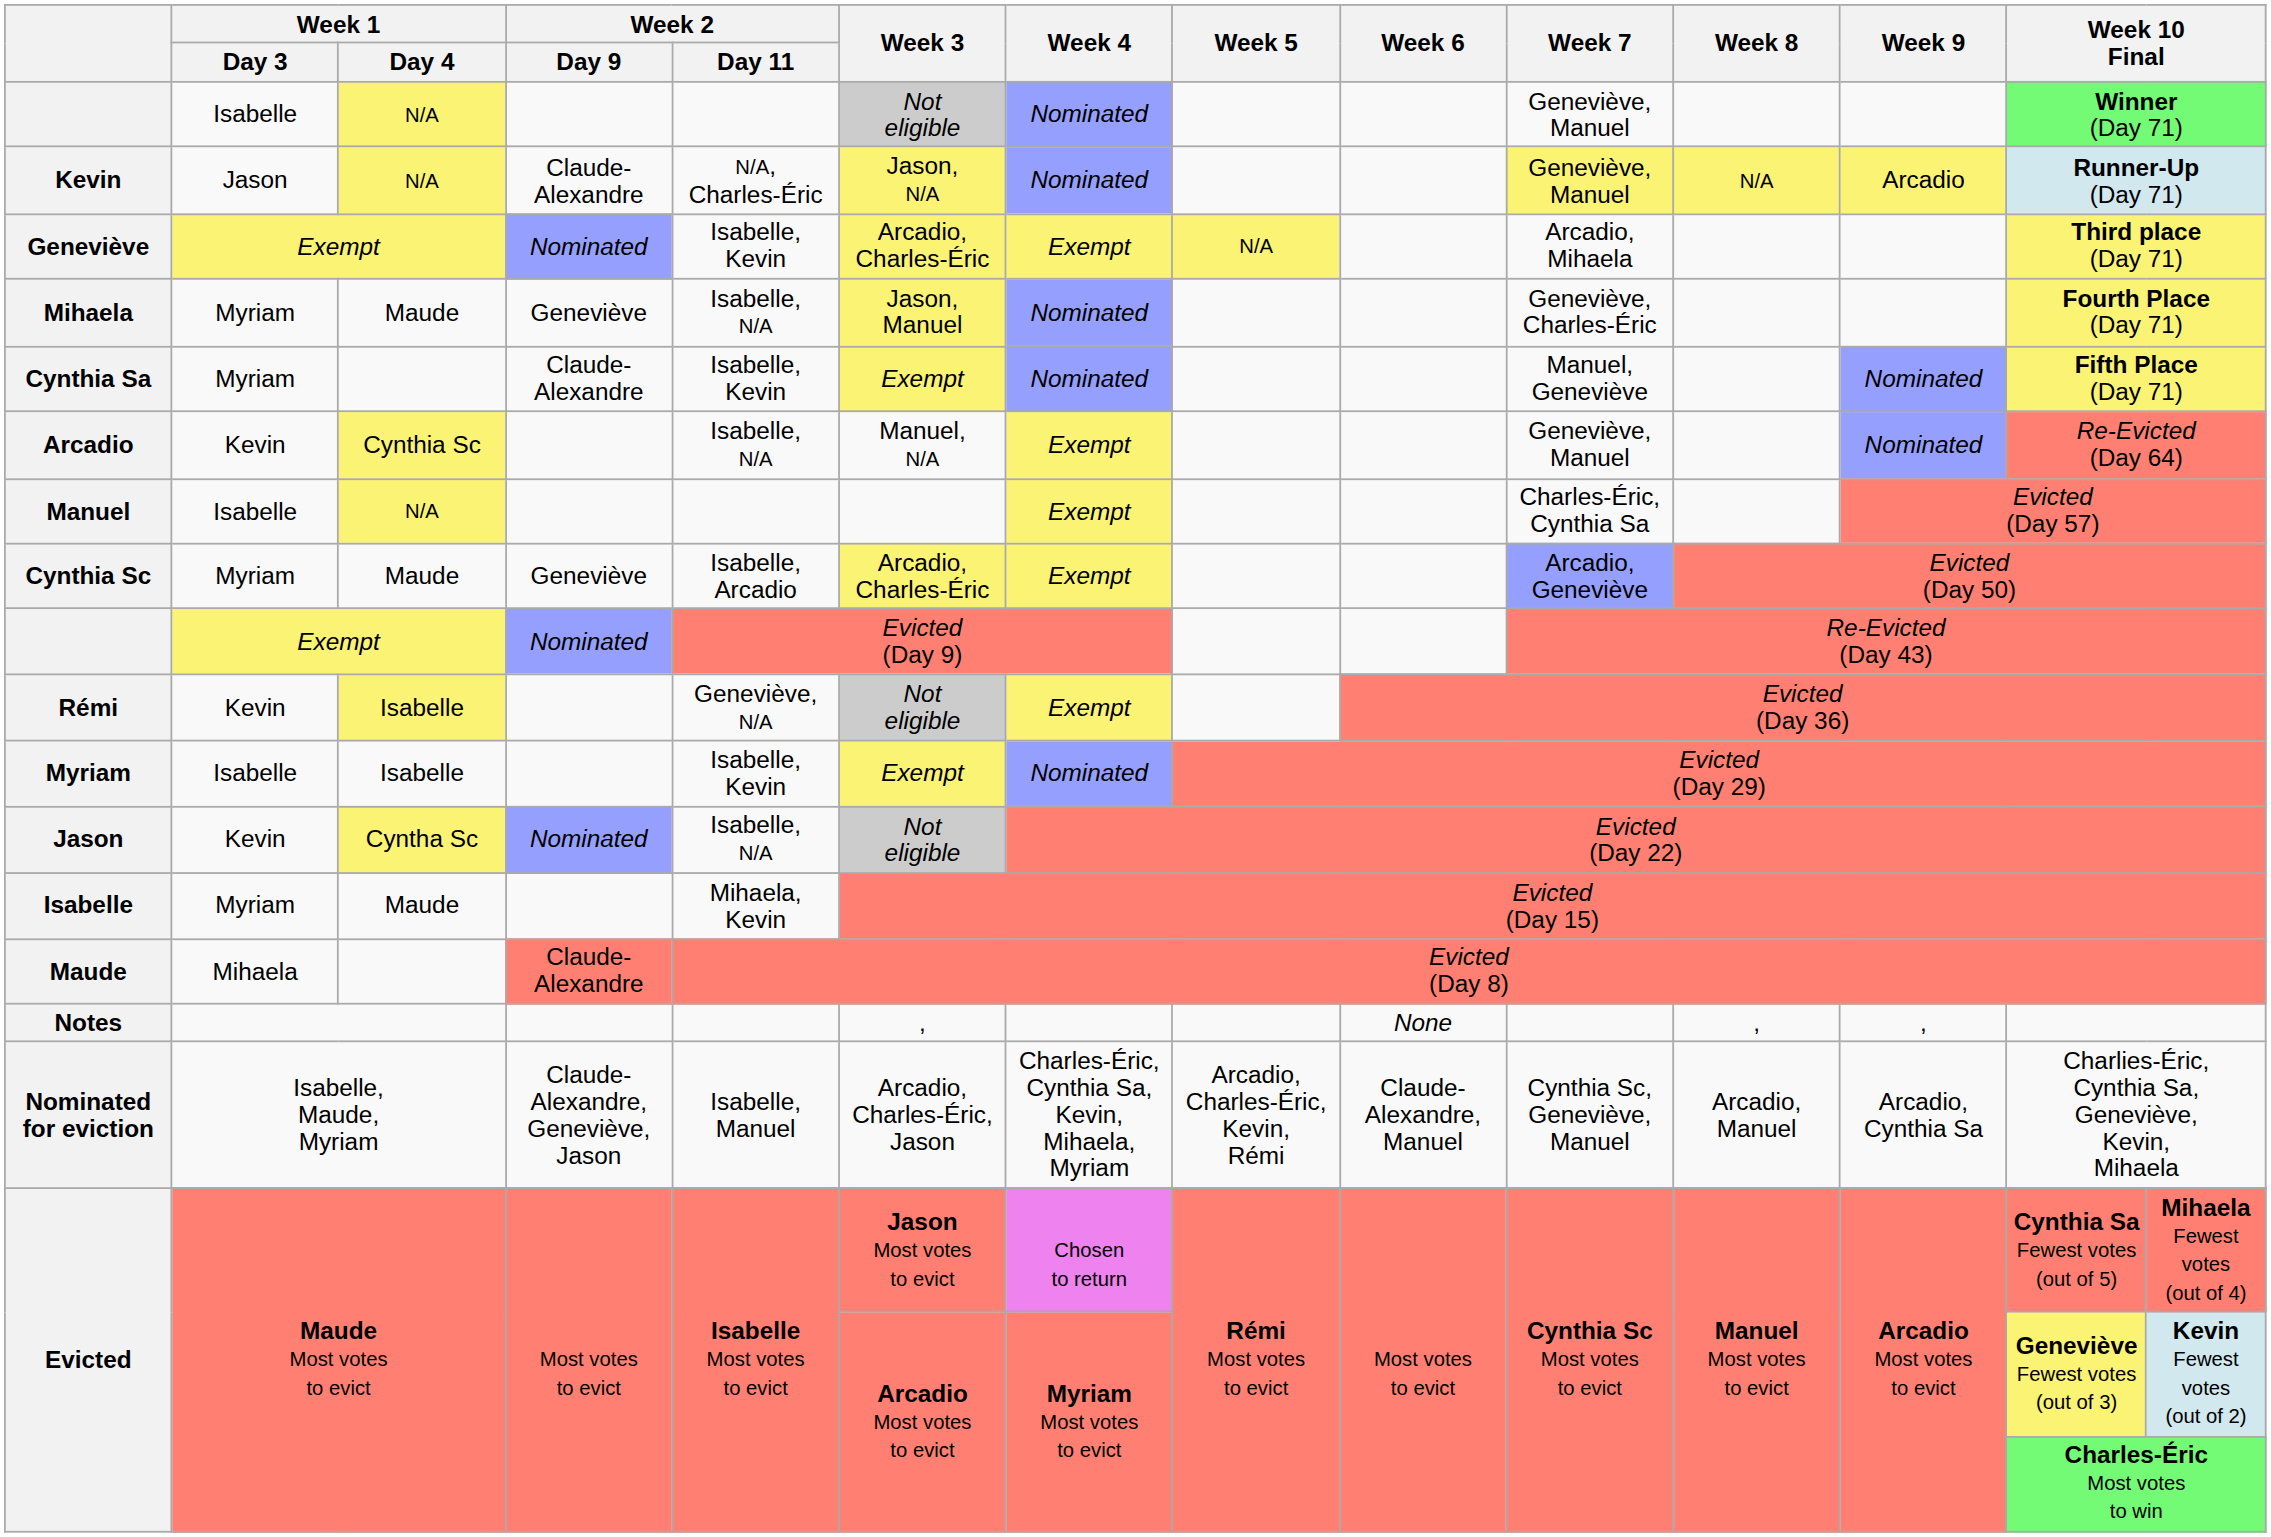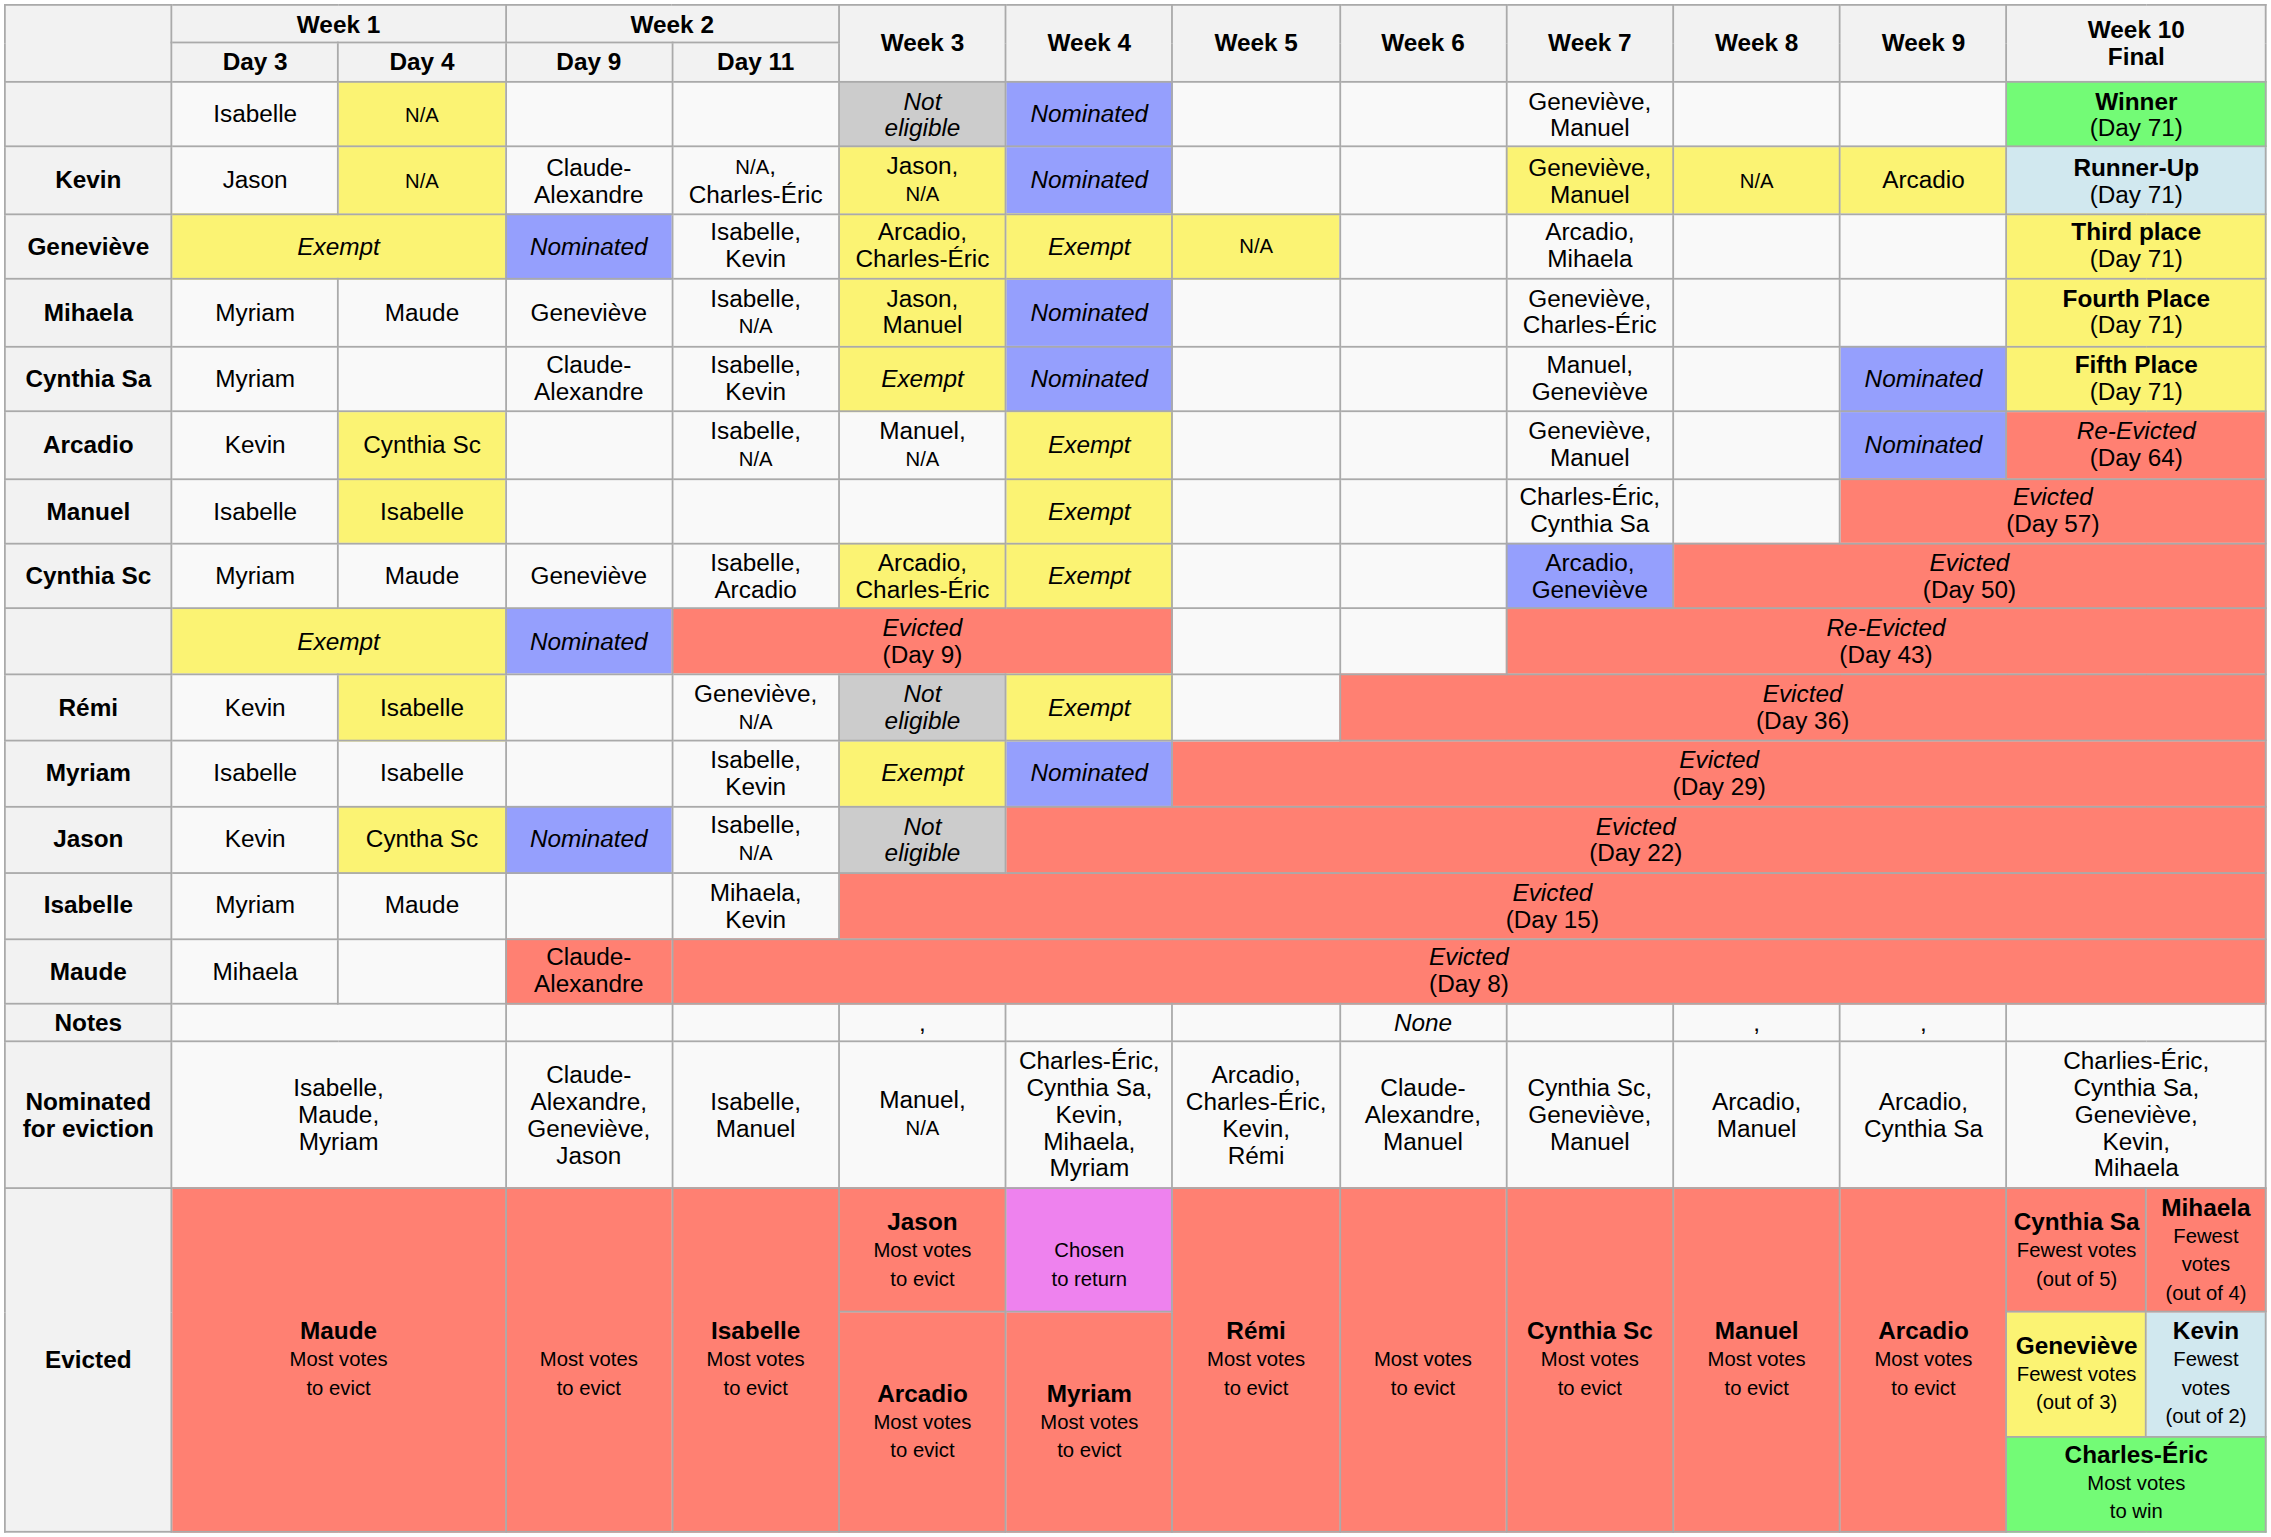(422, 511) N/A -> (422, 511) Isabelle
(922, 1115) Arcadio, Charles-Éric, Jason -> (922, 1113) Manuel, N/A
